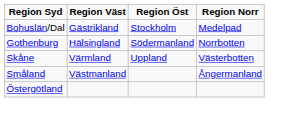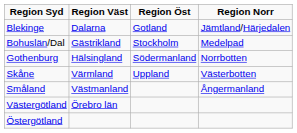+ row: (25, 27)
+ row: (37, 105)
